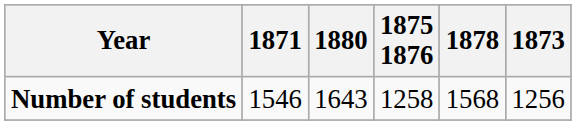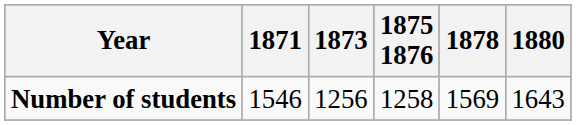columns swapped: (538, 40) <-> (341, 40)
(472, 98) 1568 -> (472, 98) 1569
